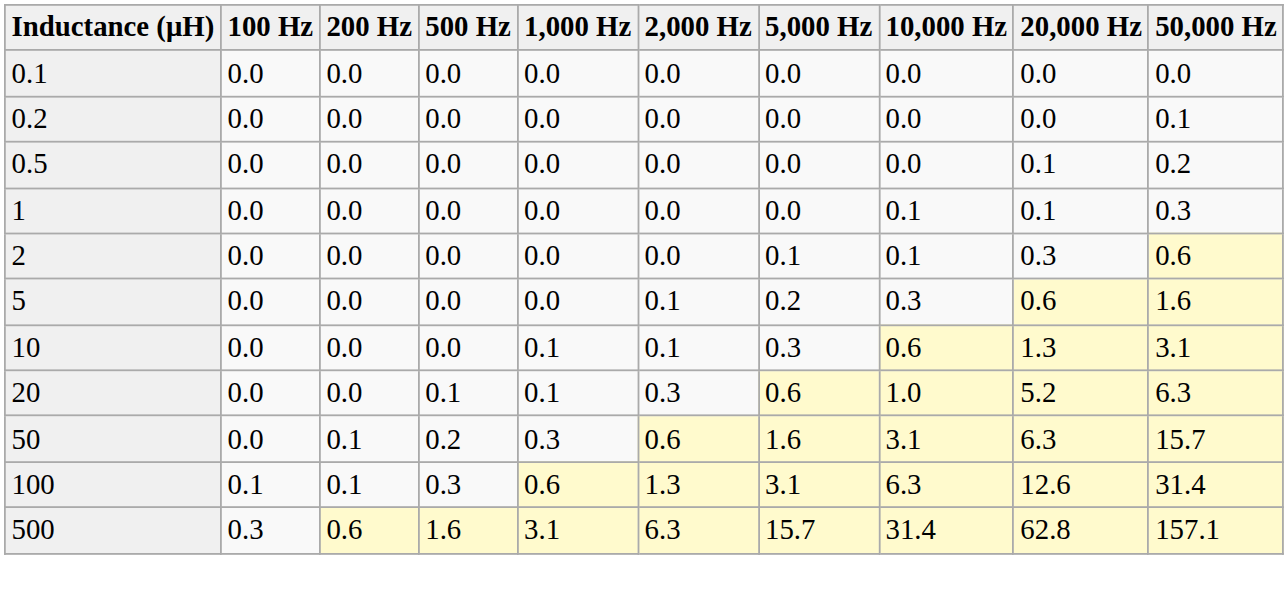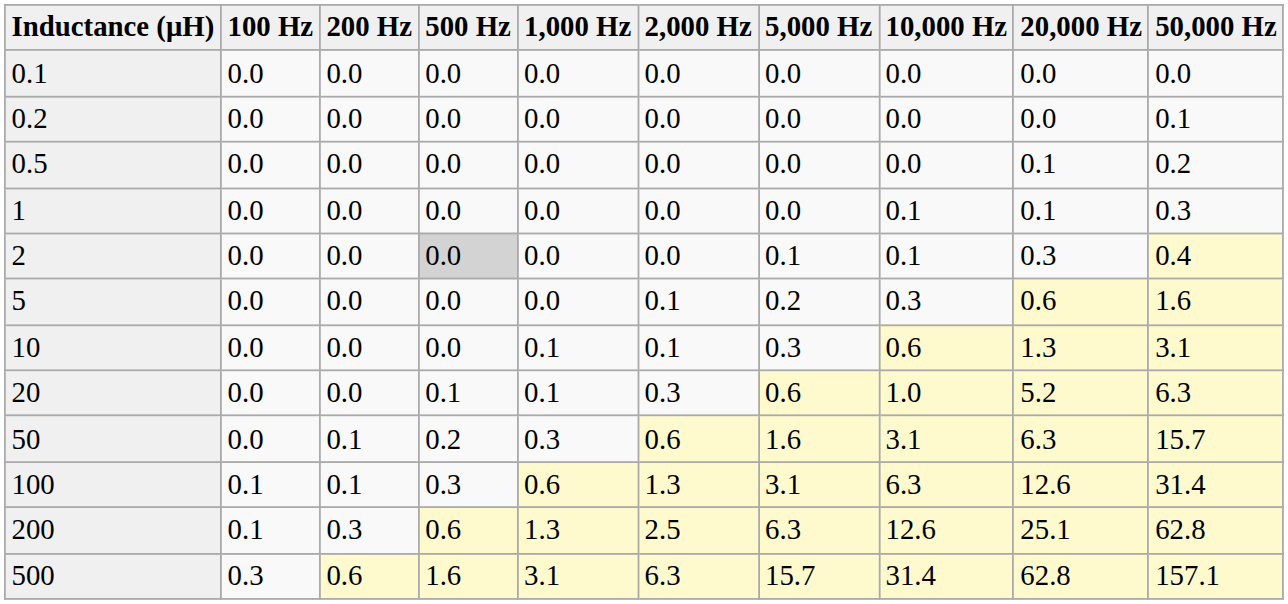(443, 255) no background -> (443, 255) lightgrey background
(1173, 255) 0.6 -> (1173, 255) 0.4
+ row: (33, 529)
